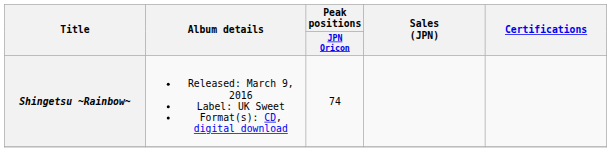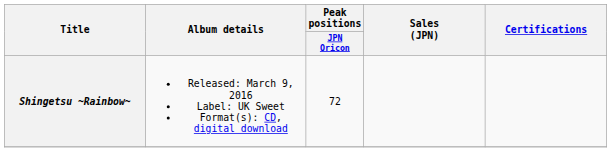(335, 101) 74 -> (335, 101) 72
